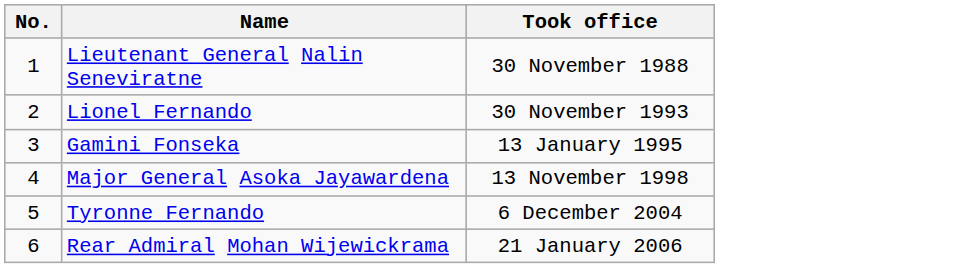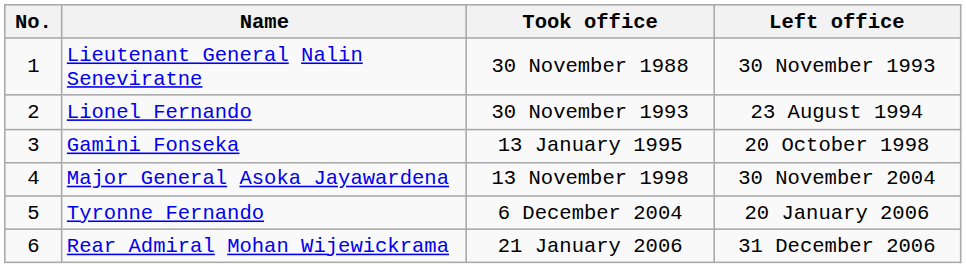+ column: (837, 22)
